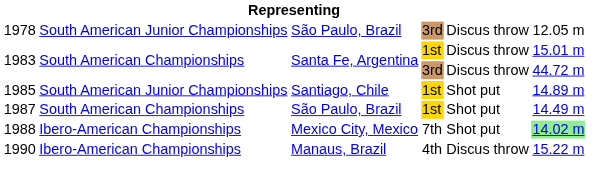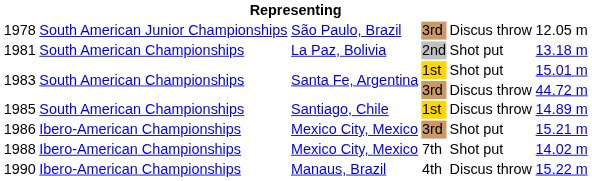+ row: (20, 50)
(488, 50) Discus throw -> (476, 70) Shot put
(163, 90) South American Junior Championships -> (142, 109) South American Championships
(473, 90) Shot put -> (491, 109) Discus throw
+ row: (20, 129)
- row: (20, 109)
(558, 129) lightgreen background -> (562, 149) no background
